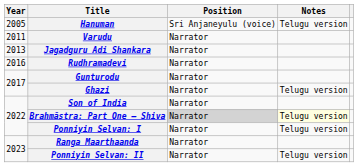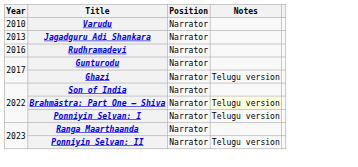- row: (97, 24)
(16, 37) 2011 -> (16, 24) 2010
(189, 116) lightgrey background -> (189, 103) no background
